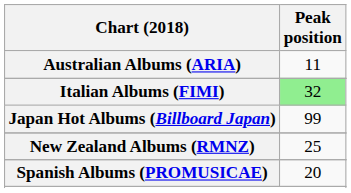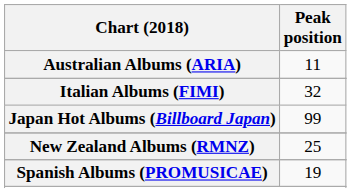(313, 91) lightgreen background -> (313, 91) no background
(313, 173) 20 -> (313, 173) 19
